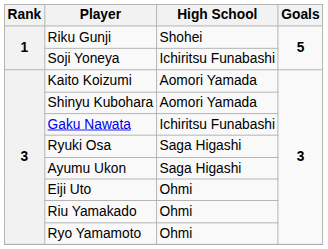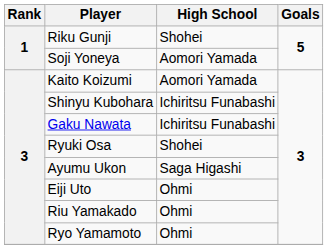(217, 59) Ichiritsu Funabashi -> (208, 59) Aomori Yamada
(208, 102) Aomori Yamada -> (217, 102) Ichiritsu Funabashi
(200, 146) Saga Higashi -> (181, 146) Shohei
